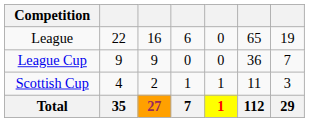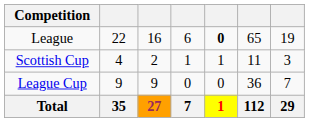(221, 38) normal -> (221, 38) bold
rows swapped: (52, 83) <-> (52, 60)
